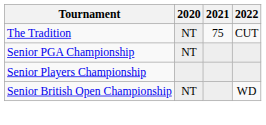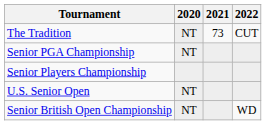(218, 33) 75 -> (218, 33) 73
+ row: (48, 91)
